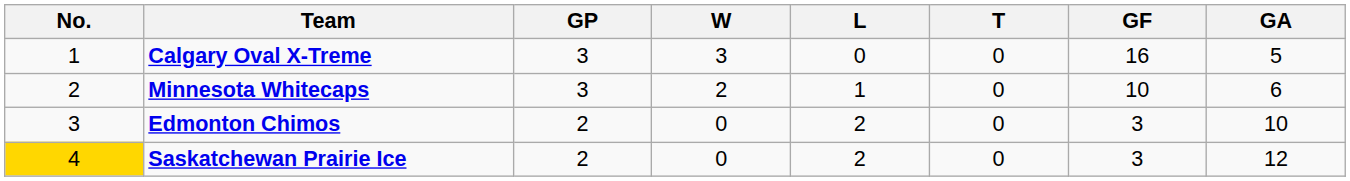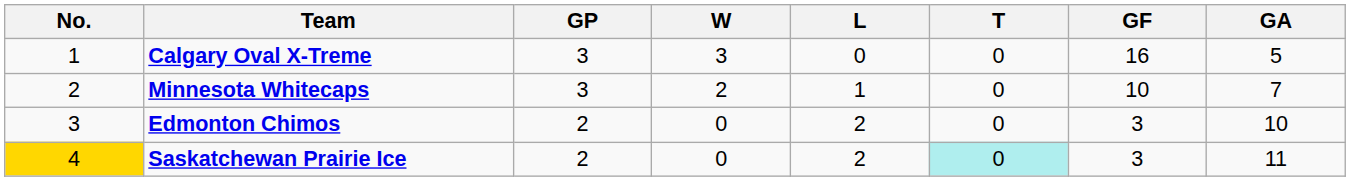(1276, 90) 6 -> (1276, 90) 7
(999, 158) no background -> (999, 158) paleturquoise background
(1276, 158) 12 -> (1276, 158) 11
